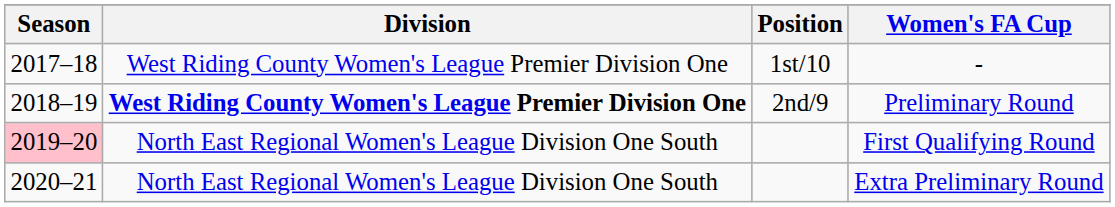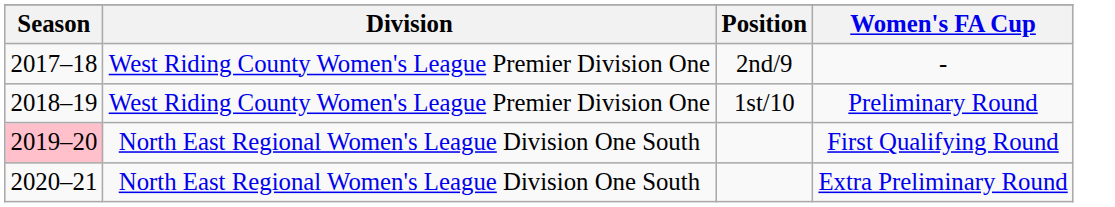(800, 63) 1st/10 -> (764, 63) 2nd/9
(427, 102) bold -> (409, 102) normal
(800, 102) 2nd/9 -> (764, 102) 1st/10
